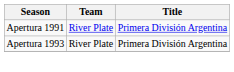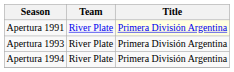(172, 28) no background -> (172, 28) lightyellow background
+ row: (35, 59)
